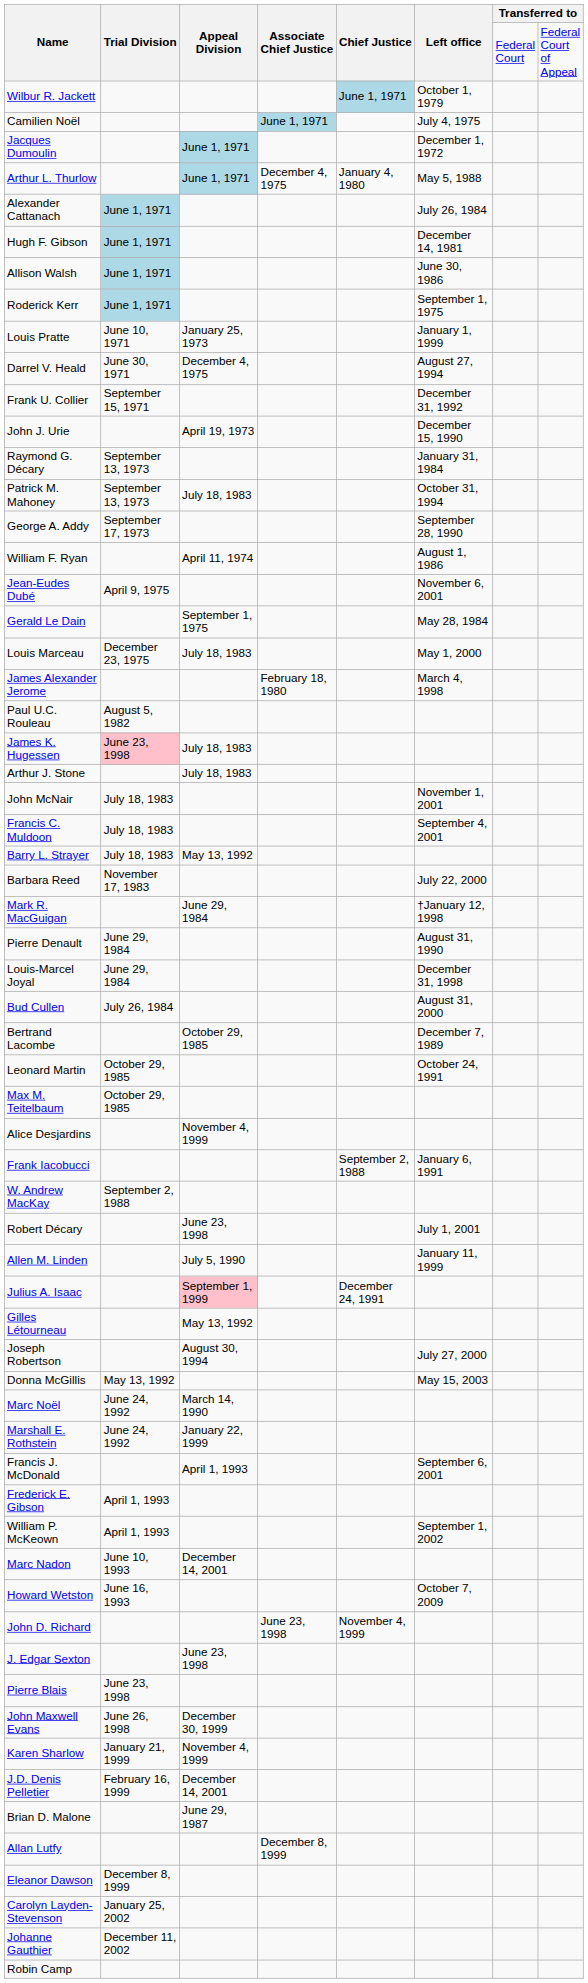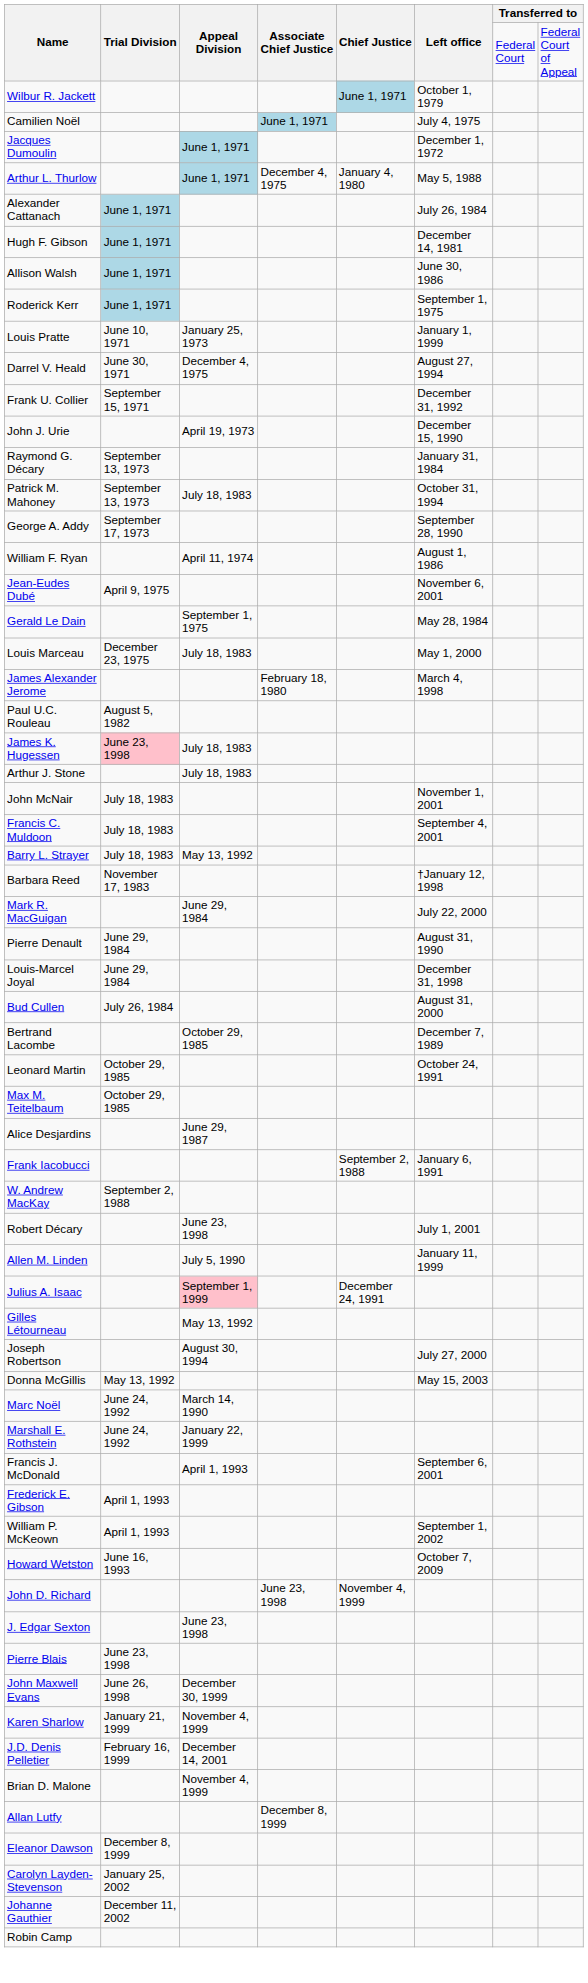(452, 880) July 22, 2000 -> (451, 880) †January 12, 1998
(451, 912) †January 12, 1998 -> (452, 912) July 22, 2000
(216, 1133) November 4, 1999 -> (204, 1133) June 29, 1987
- row: (39, 1564)
(204, 1817) June 29, 1987 -> (216, 1785) November 4, 1999
